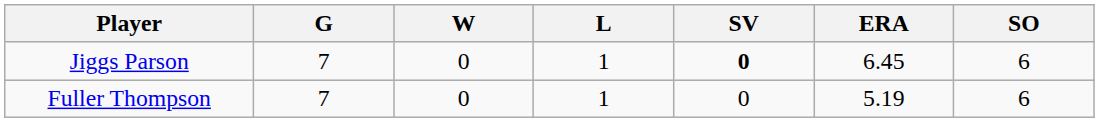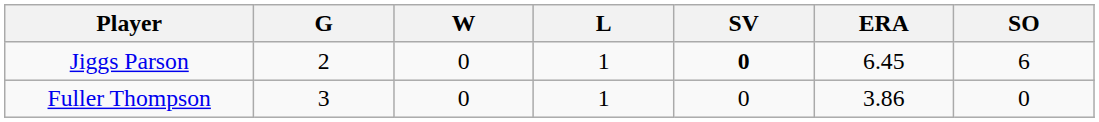(324, 60) 7 -> (324, 60) 2
(324, 98) 7 -> (324, 98) 3
(884, 98) 5.19 -> (884, 98) 3.86
(1024, 98) 6 -> (1024, 98) 0
